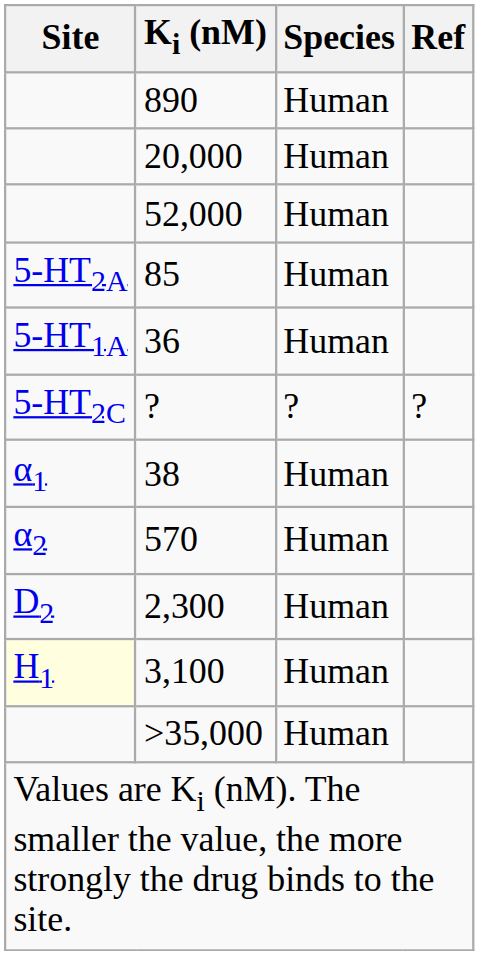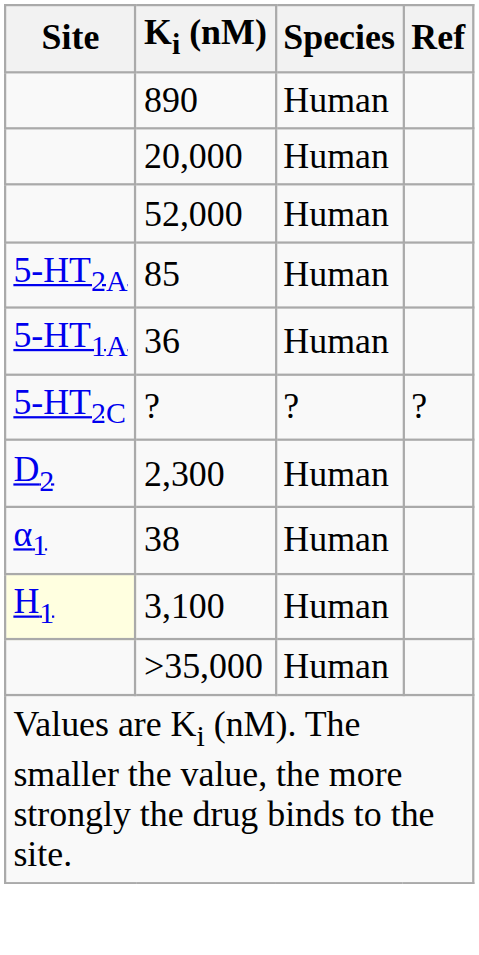rows swapped: (162, 473) <-> (184, 605)
- row: (171, 539)
